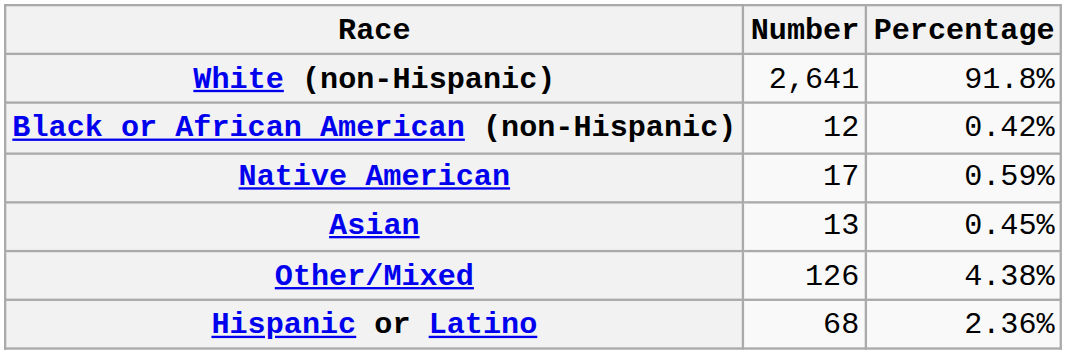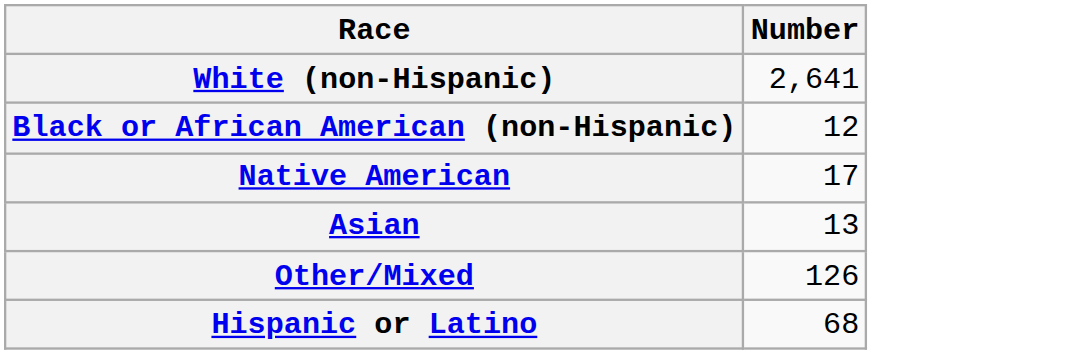- column: (964, 30)
